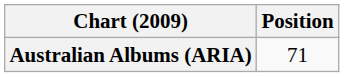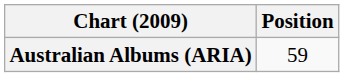(298, 54) 71 -> (298, 54) 59
